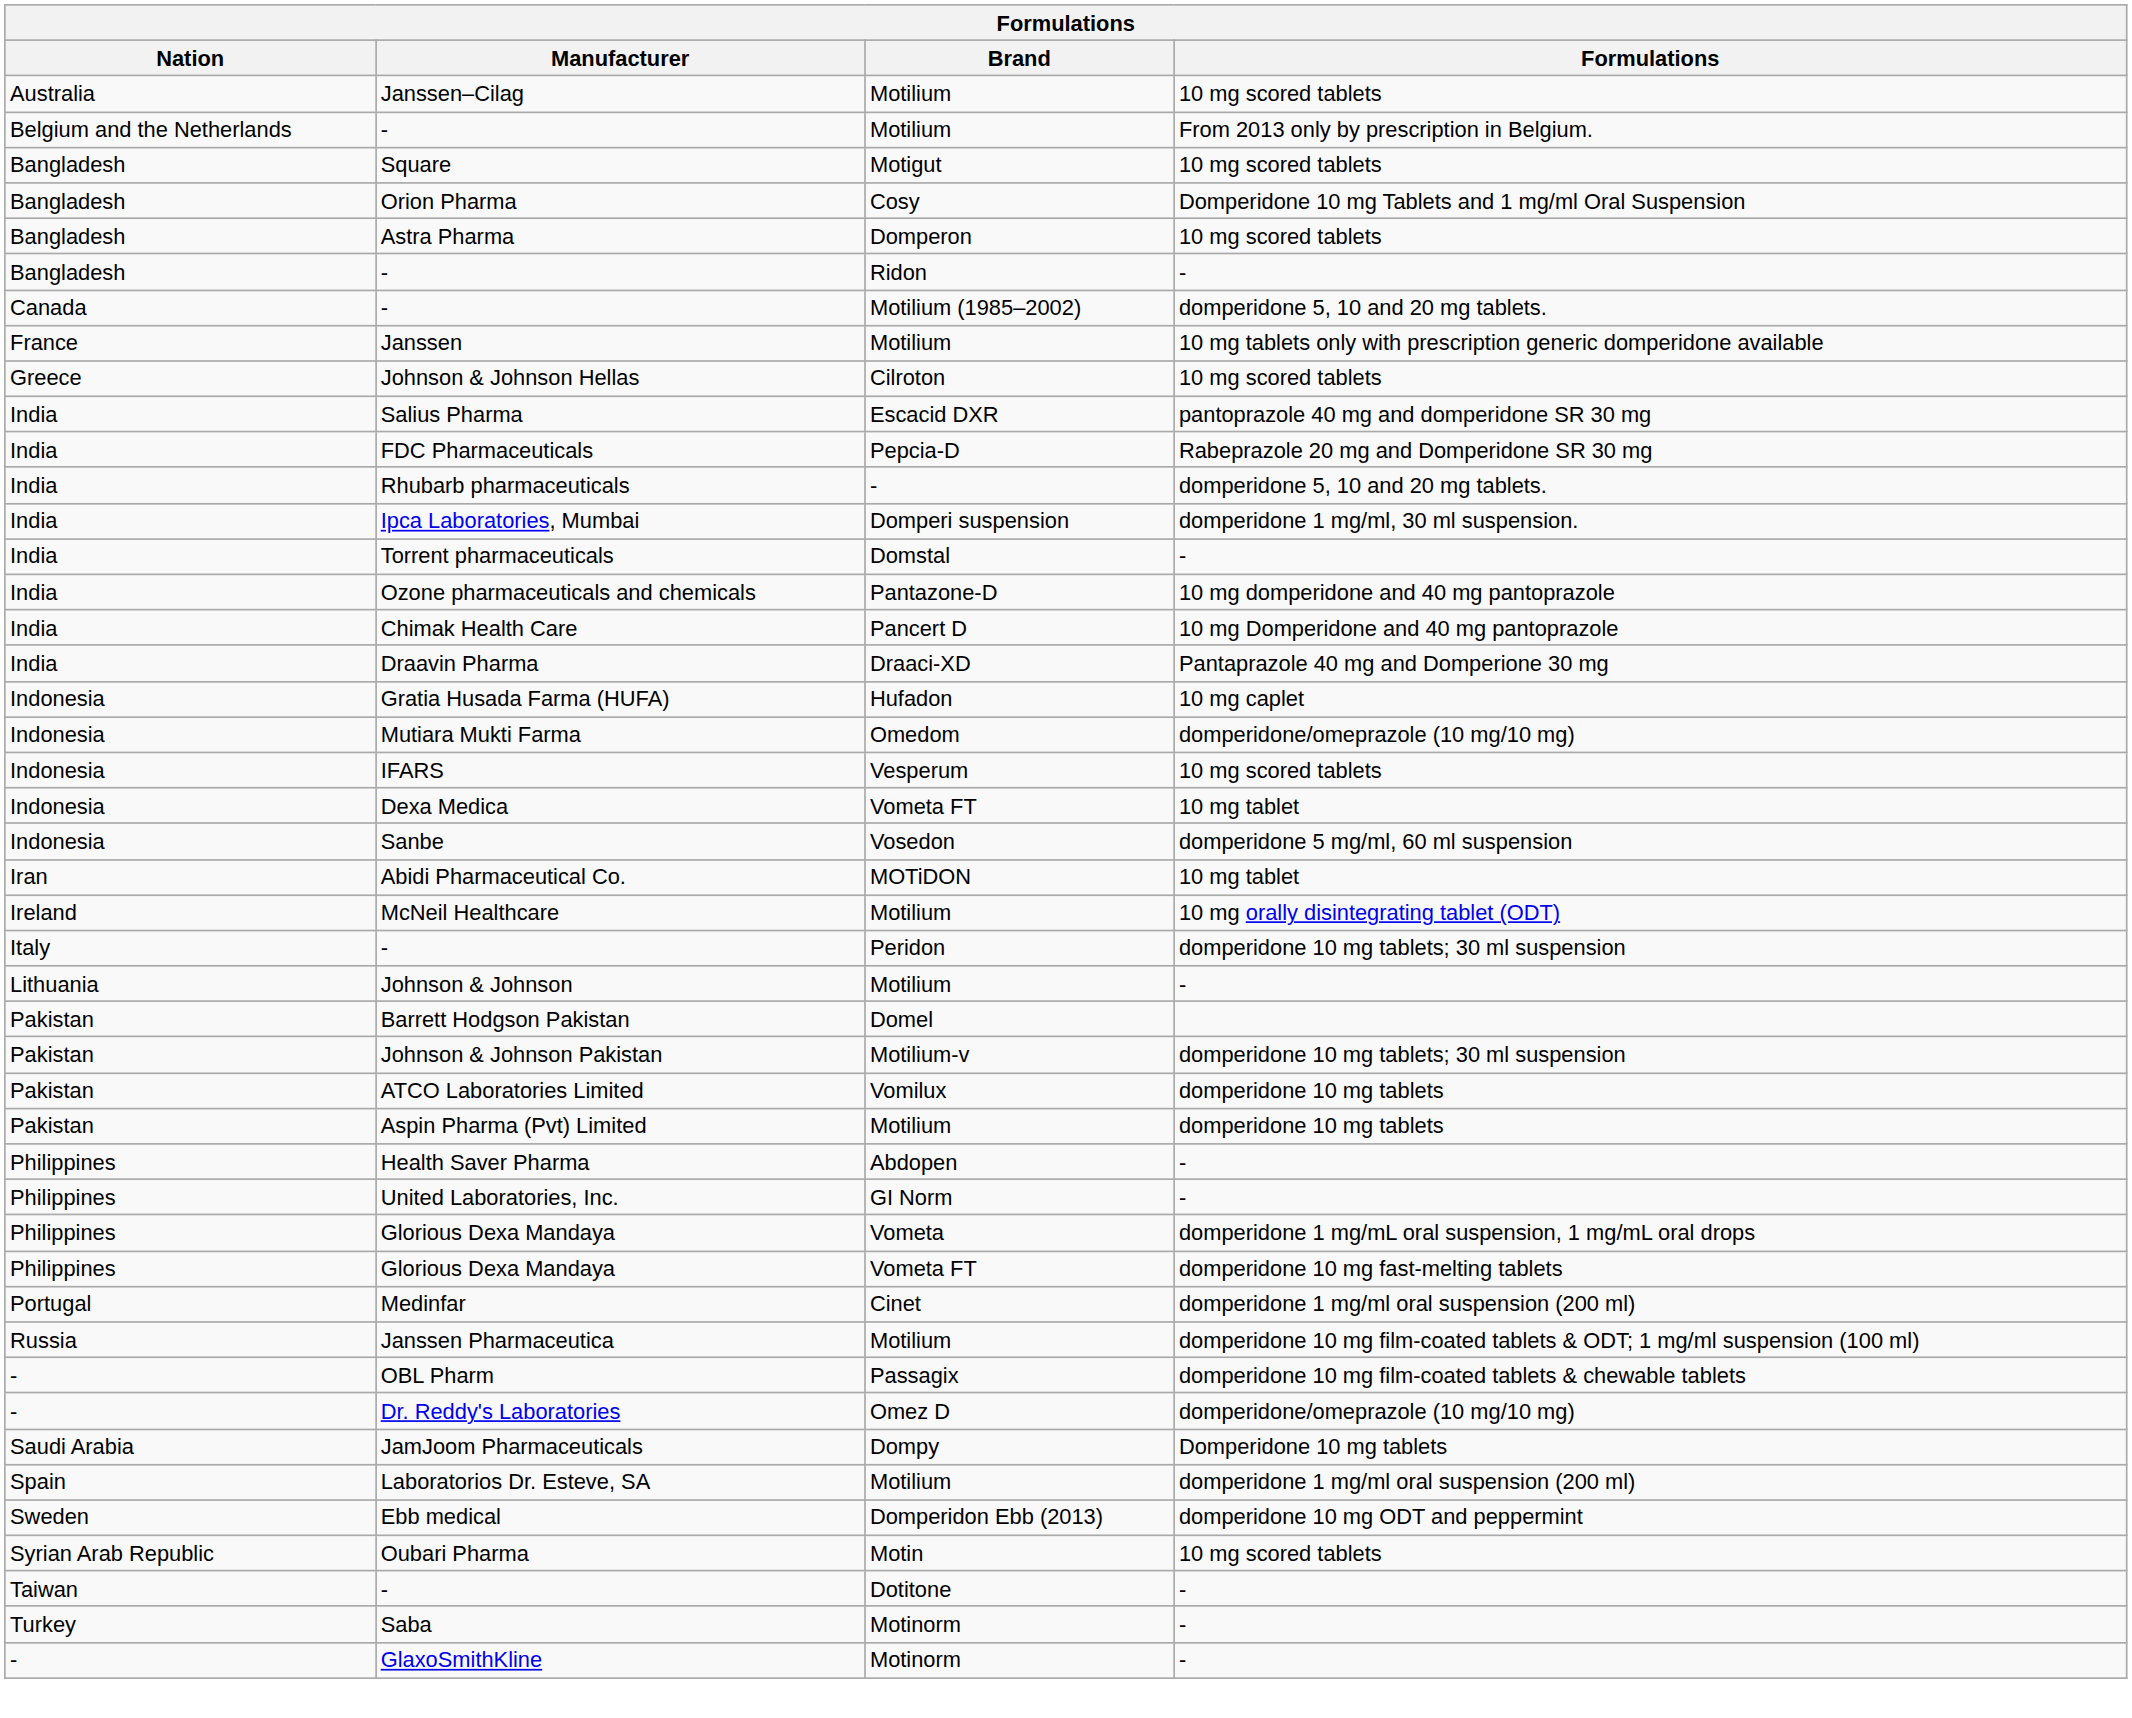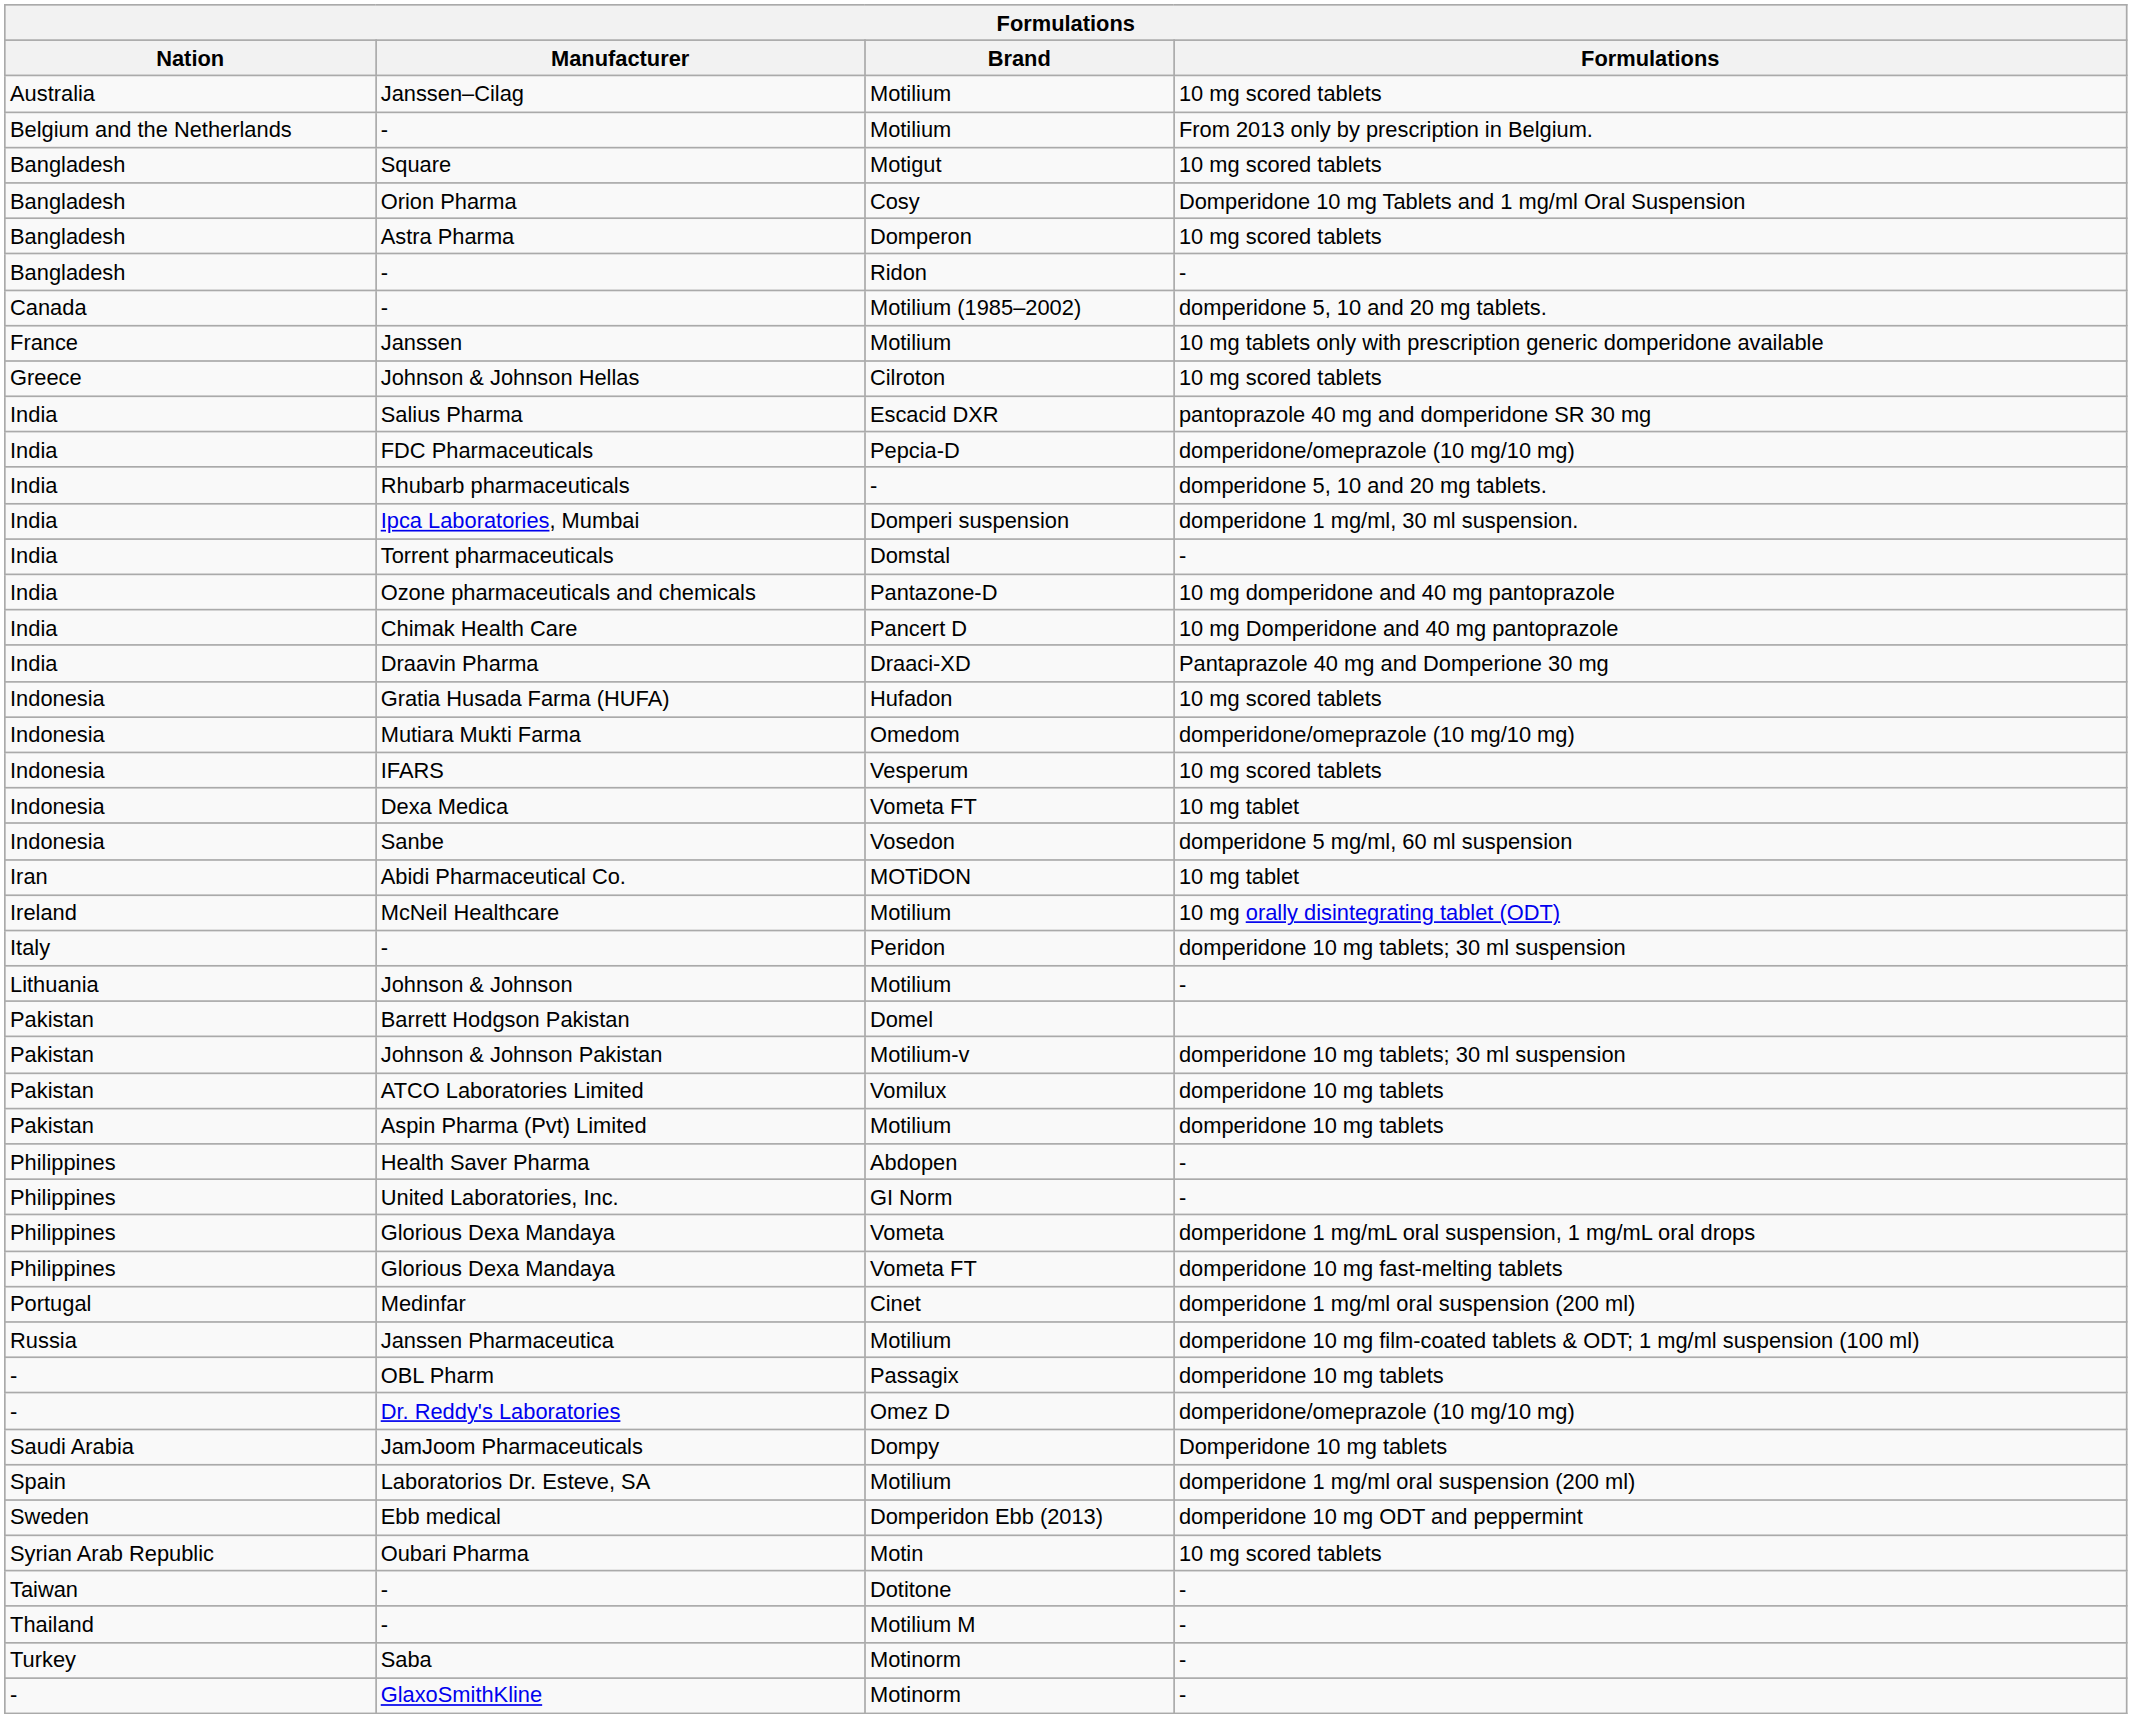(1416, 450) Rabeprazole 20 mg and Domperidone SR 30 mg -> (1377, 450) domperidone/omeprazole (10 mg/10 mg)
(1241, 699) 10 mg caplet -> (1280, 699) 10 mg scored tablets
(1462, 1375) domperidone 10 mg film-coated tablets & chewable tablets -> (1311, 1375) domperidone 10 mg tablets
+ row: (384, 1624)
